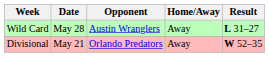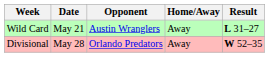(69, 28) May 28 -> (69, 28) May 21
(69, 44) May 21 -> (69, 44) May 28
